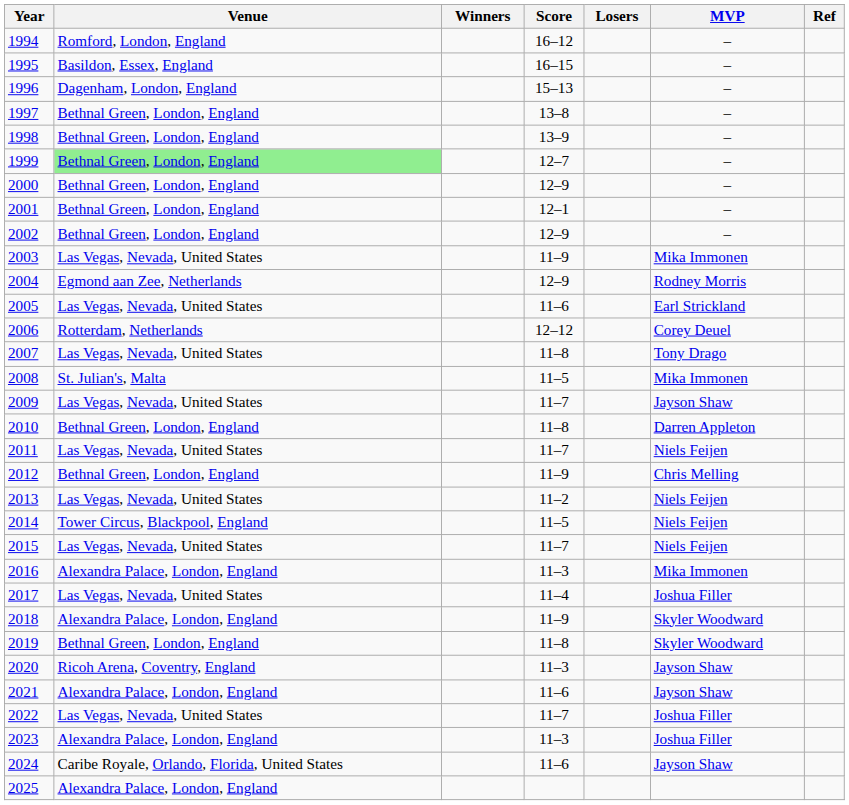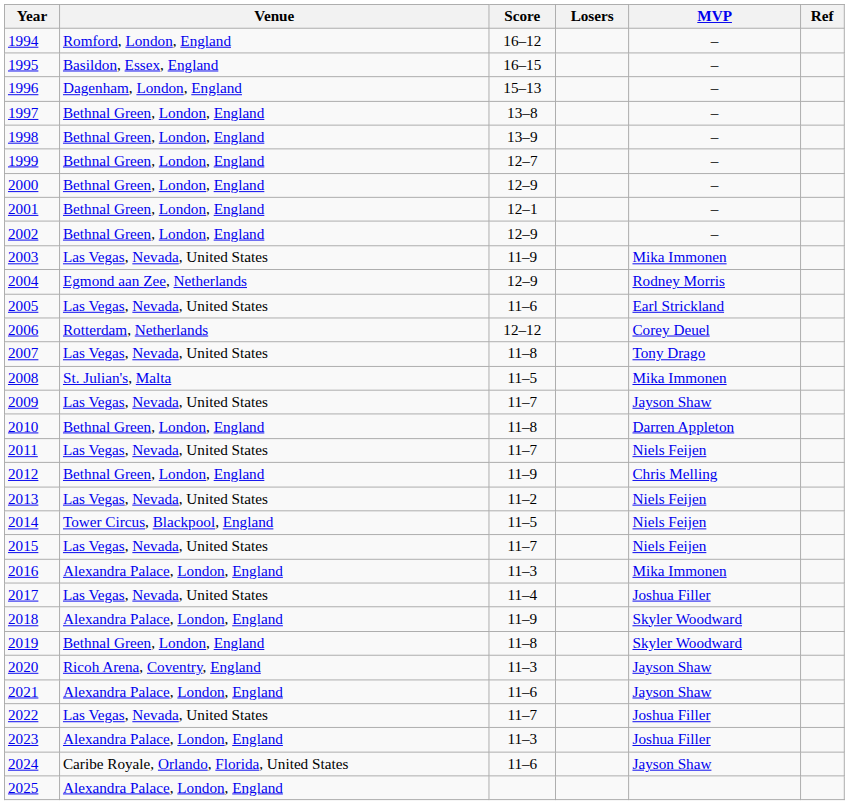- column: (483, 16)
(158, 161) lightgreen background -> (164, 161) no background
